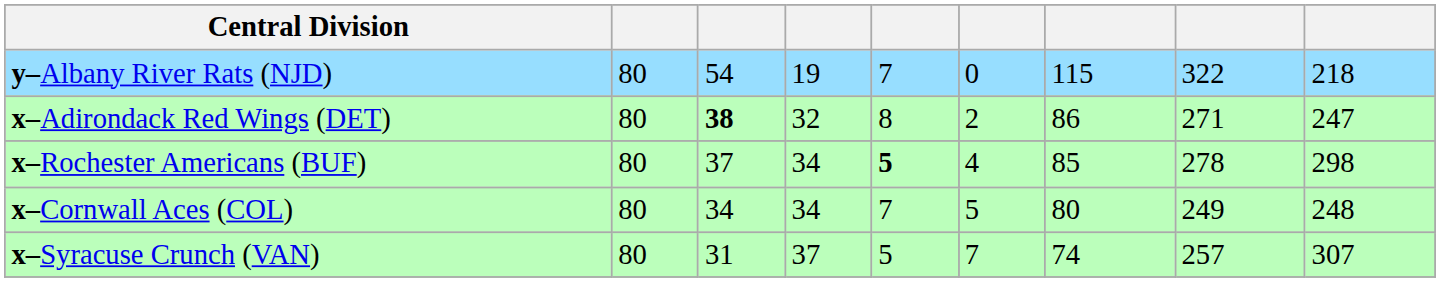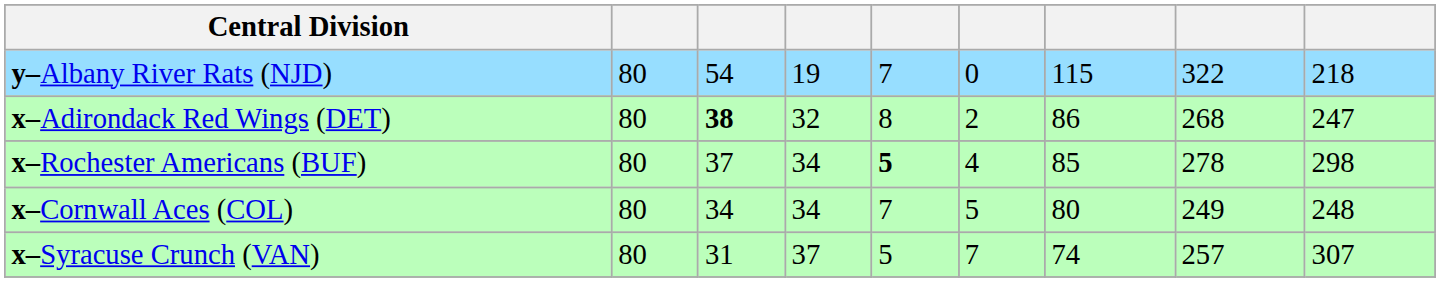(1203, 118) 271 -> (1203, 118) 268
